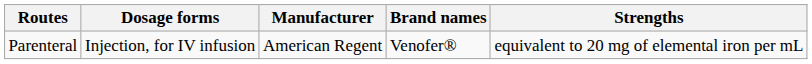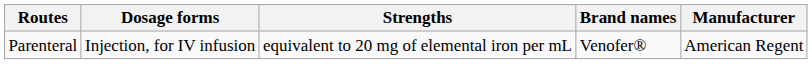columns swapped: (649, 17) <-> (323, 17)
